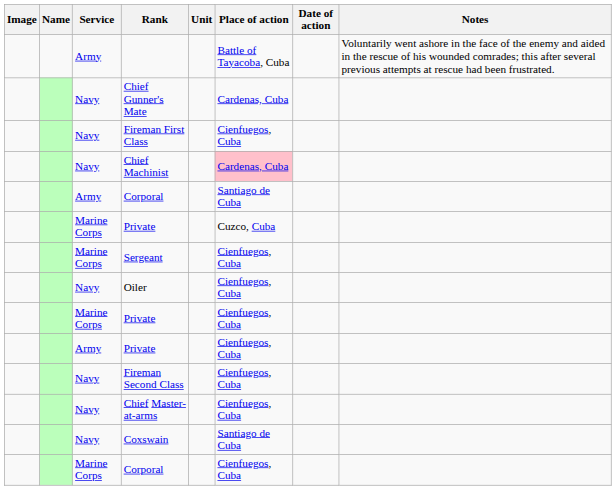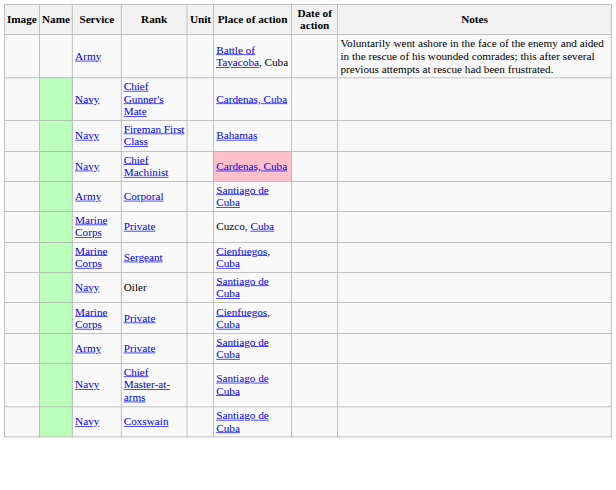(244, 135) Cienfuegos, Cuba -> (237, 135) Bahamas
(244, 287) Cienfuegos, Cuba -> (242, 287) Santiago de Cuba
(244, 348) Cienfuegos, Cuba -> (242, 348) Santiago de Cuba
- row: (87, 378)
(244, 409) Cienfuegos, Cuba -> (242, 385) Santiago de Cuba
- row: (91, 469)
